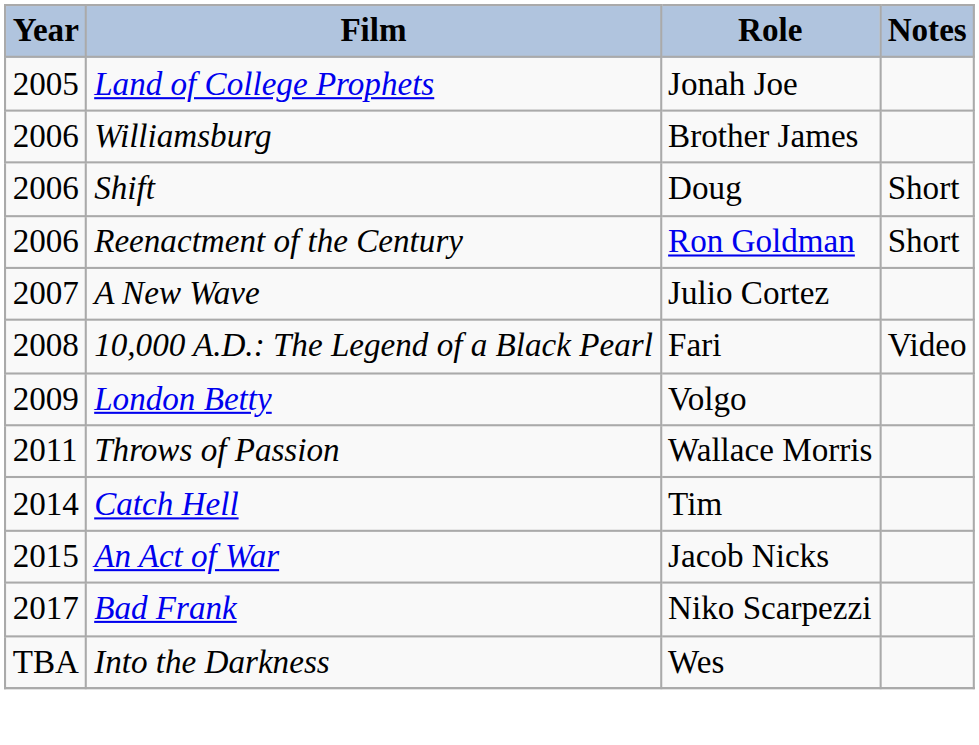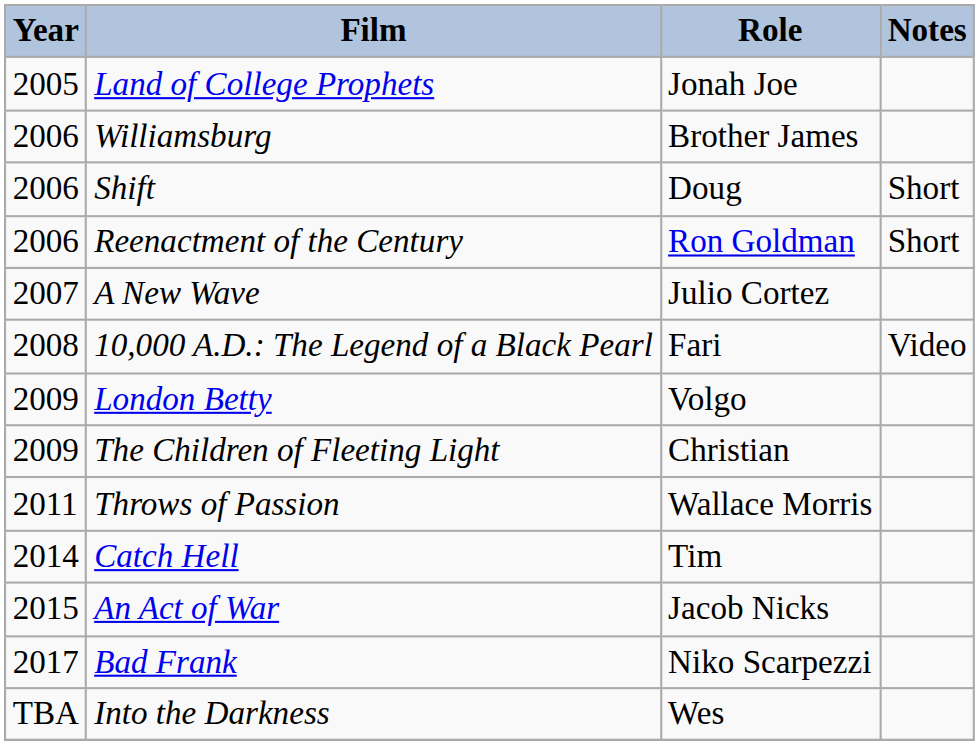+ row: (297, 450)
